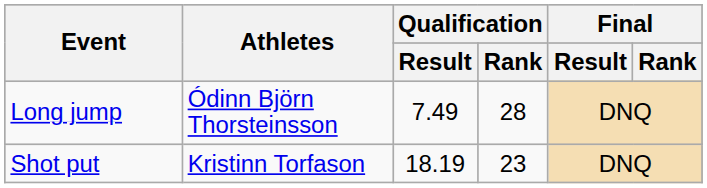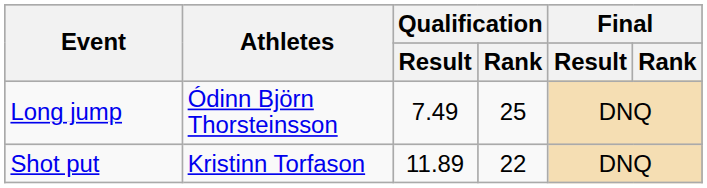(513, 113) 28 -> (513, 113) 25
(435, 164) 18.19 -> (435, 164) 11.89
(513, 164) 23 -> (513, 164) 22
